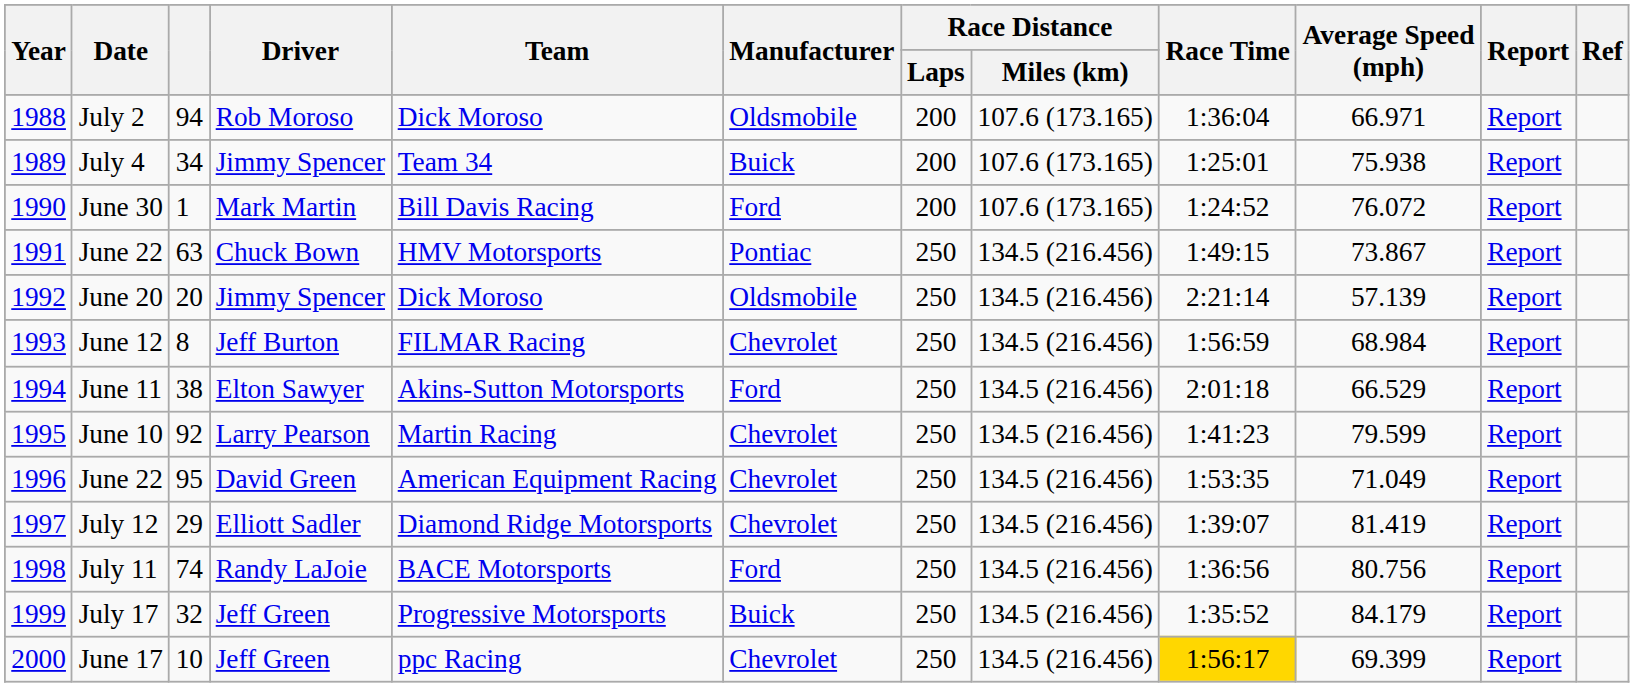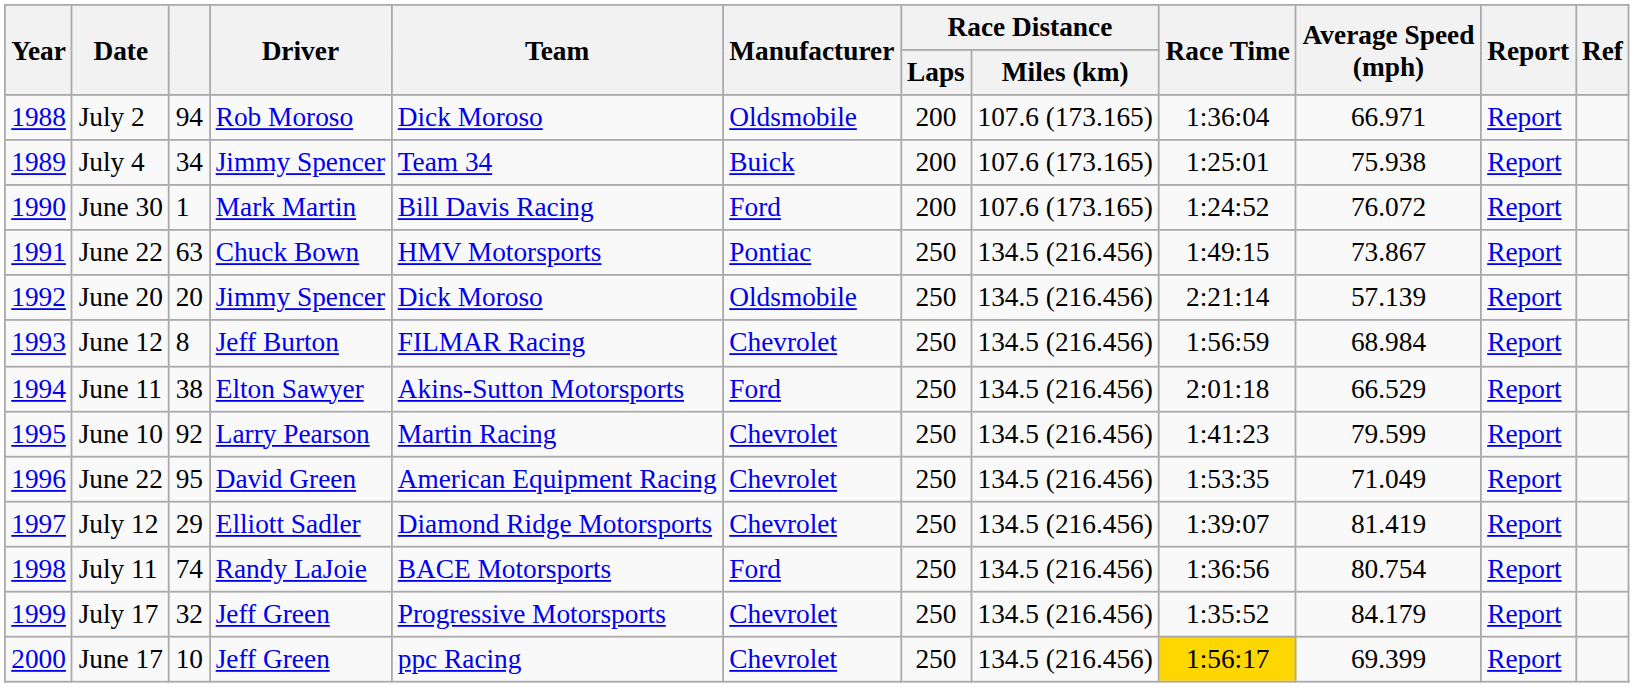(1389, 568) 80.756 -> (1389, 568) 80.754
(762, 613) Buick -> (783, 613) Chevrolet
